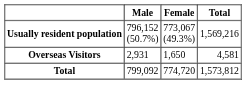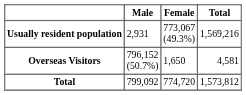(143, 34) 796,152 (50.7%) -> (138, 34) 2,931
(138, 55) 2,931 -> (143, 60) 796,152 (50.7%)
